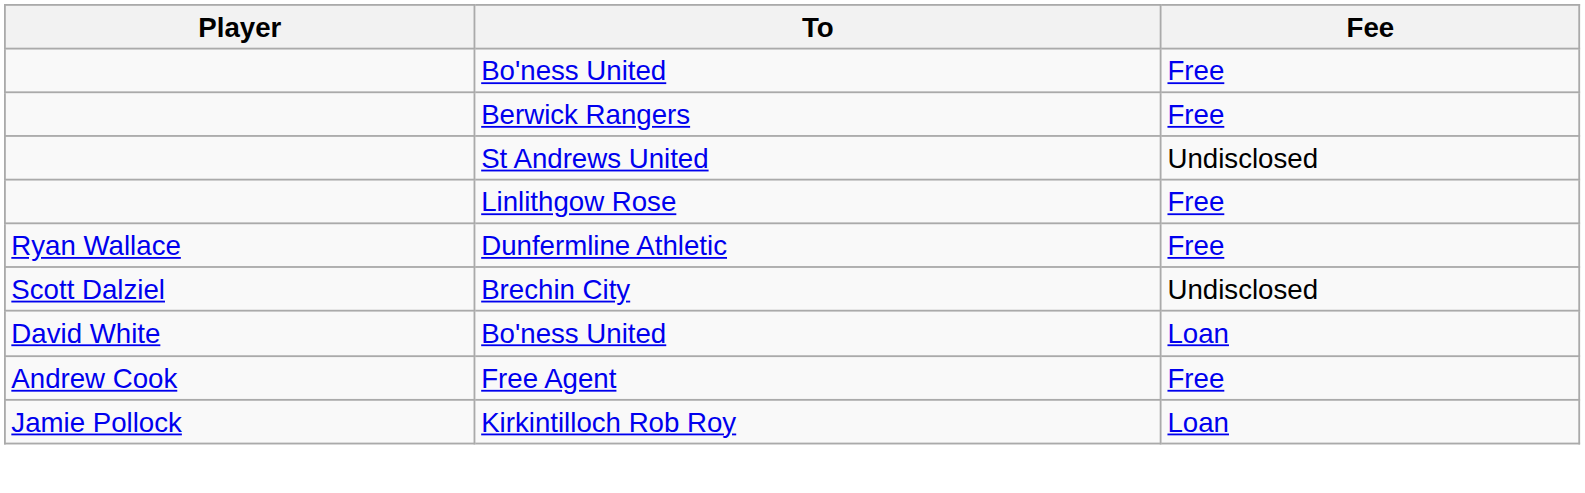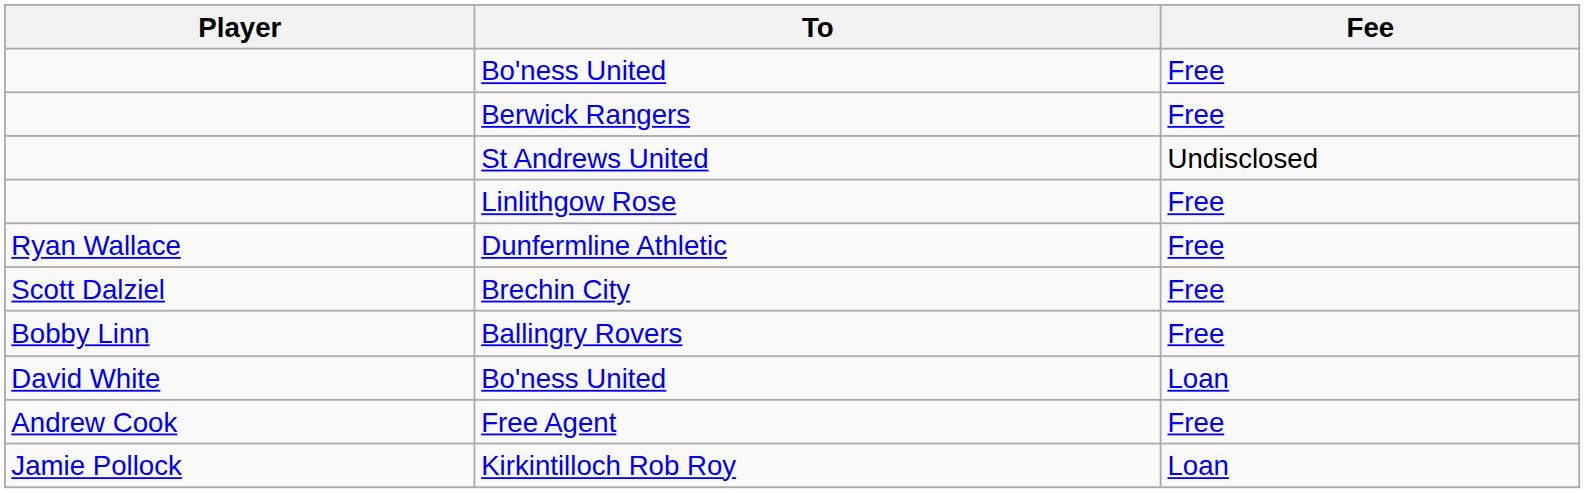(1243, 290) Undisclosed -> (1196, 290) Free
+ row: (80, 334)
